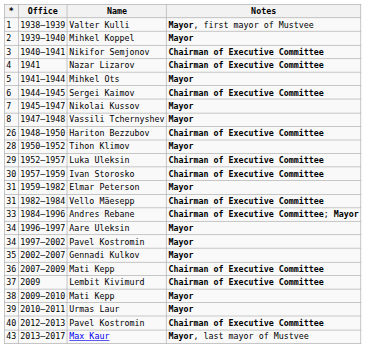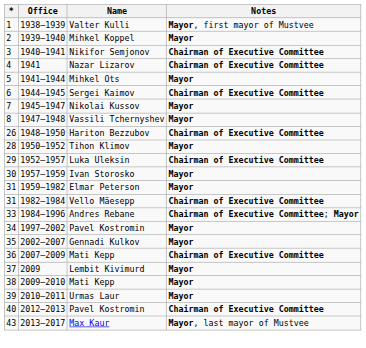(246, 174) Chairman of Executive Committee -> (181, 174) Mayor
- row: (43, 228)
(246, 282) Chairman of Executive Committee -> (181, 269) Mayor
